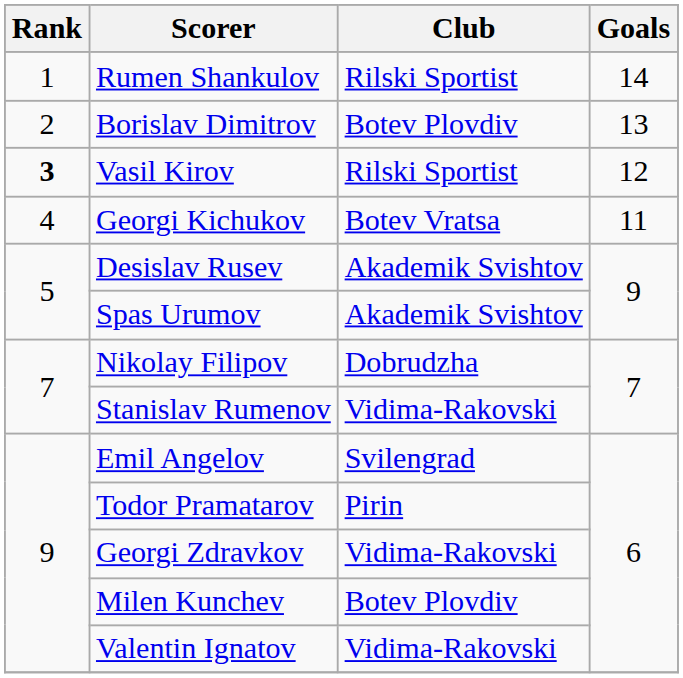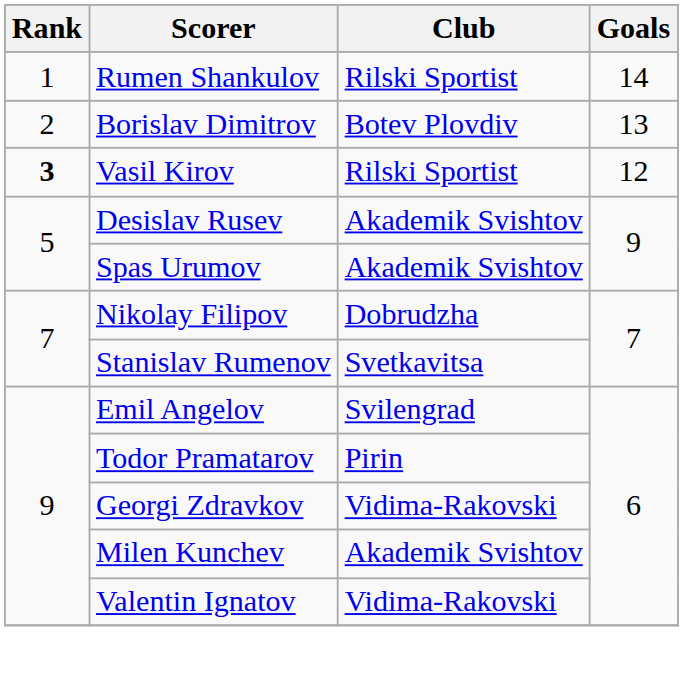- row: (201, 219)
(451, 409) Vidima-Rakovski -> (414, 362) Svetkavitsa
(431, 600) Botev Plovdiv -> (464, 553) Akademik Svishtov
